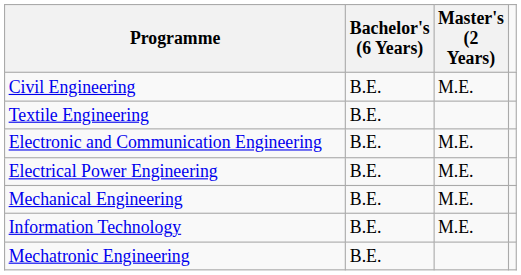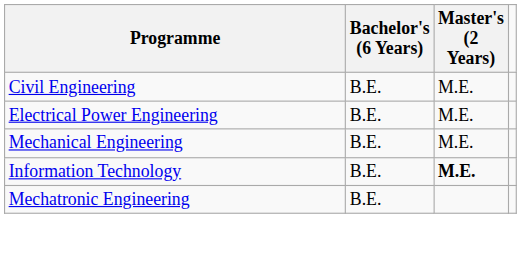- row: (79, 114)
- row: (165, 143)
(456, 227) normal -> (457, 171) bold
